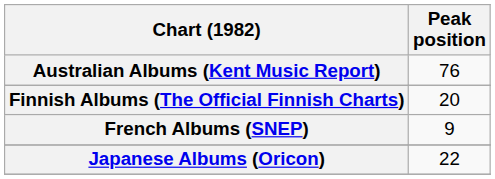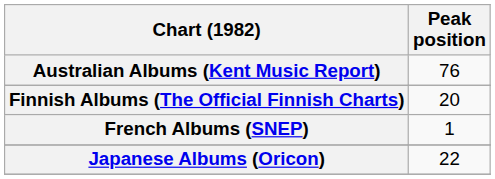(449, 129) 9 -> (449, 129) 1
